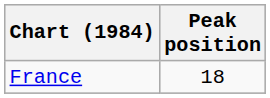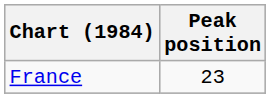(213, 77) 18 -> (213, 77) 23
